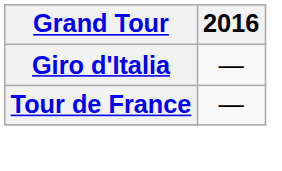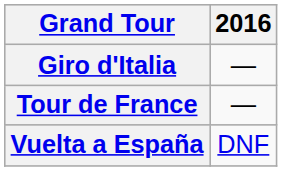+ row: (107, 144)
